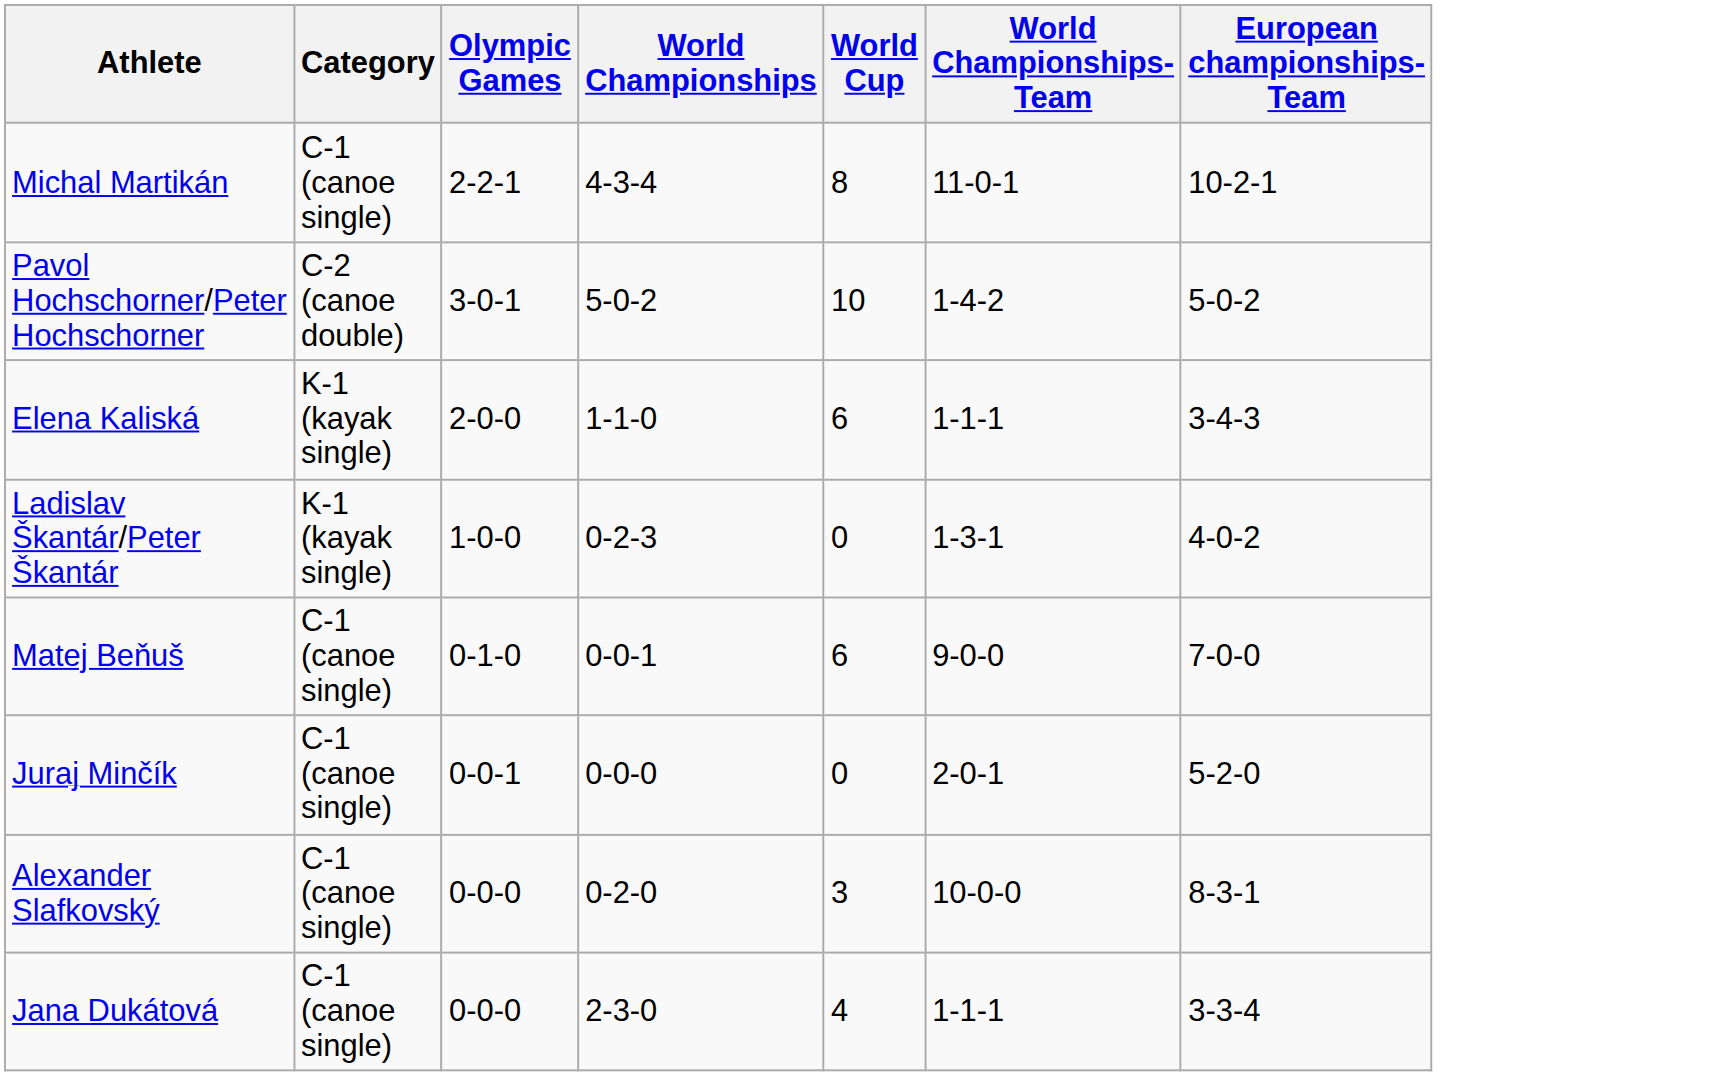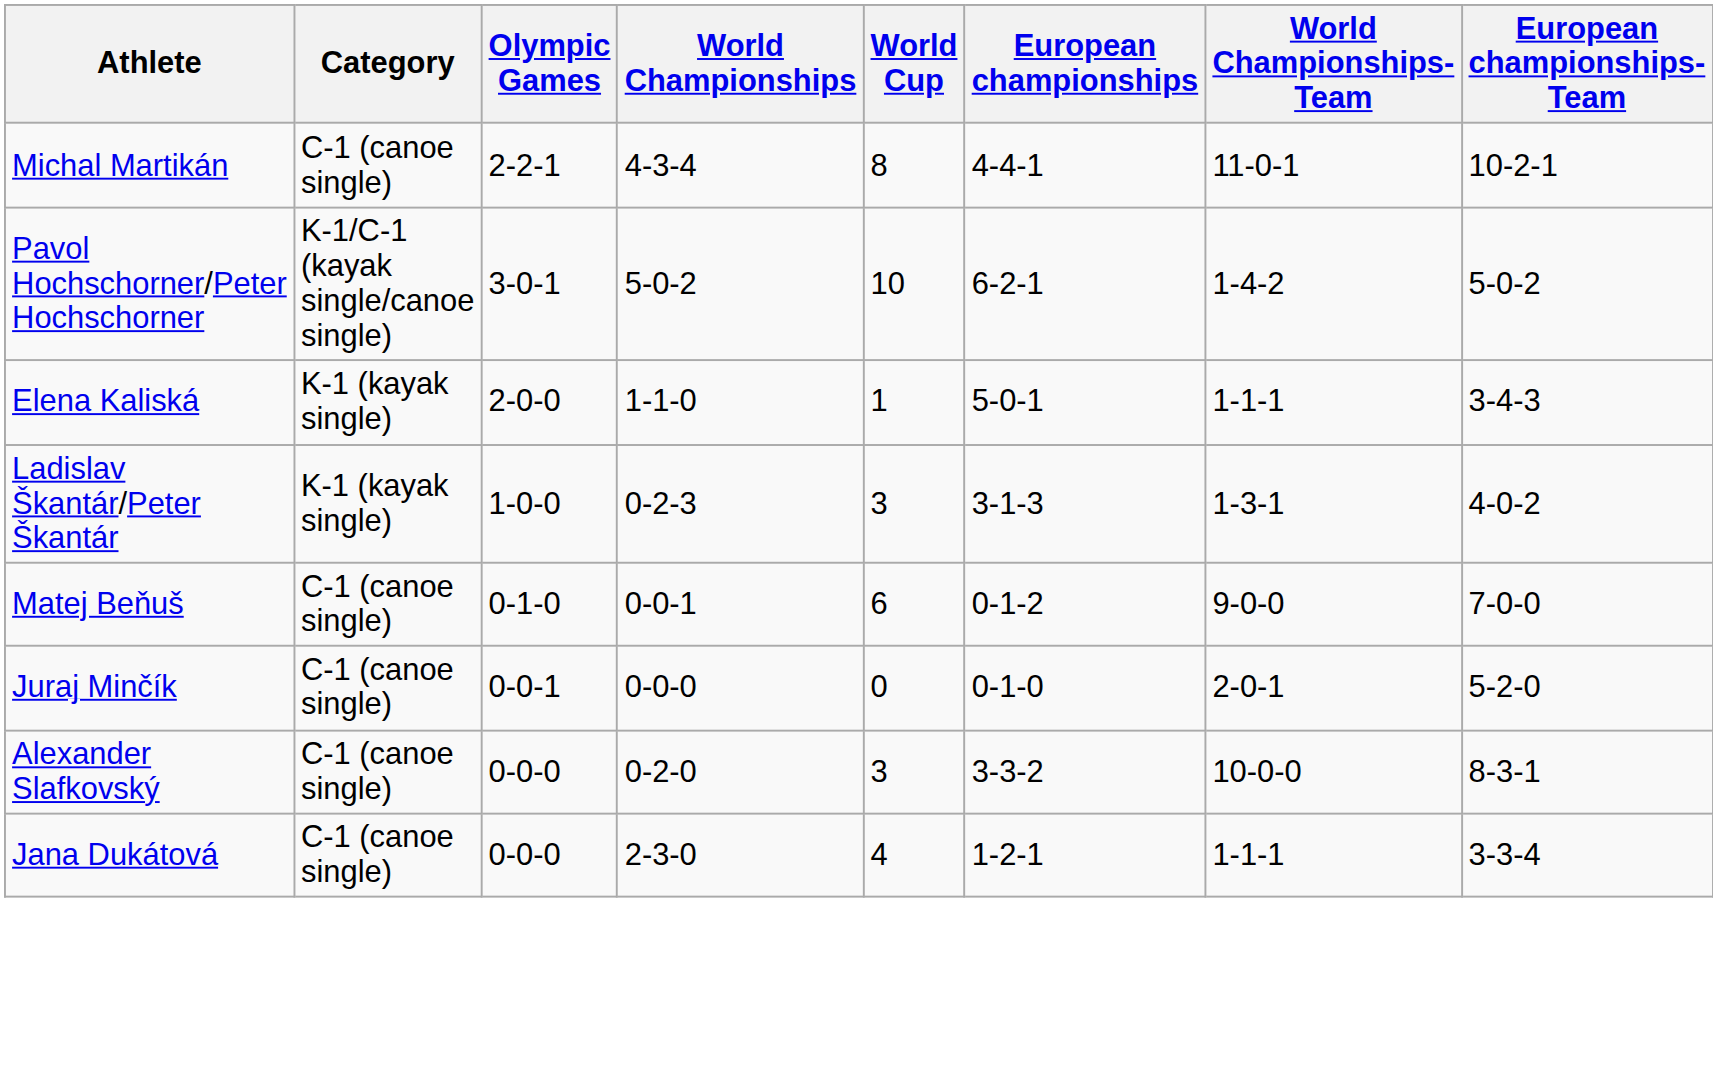+ column: (1085, 63)
(352, 300) C-2 (canoe double) -> (388, 283) K-1/C-1 (kayak single/canoe single)
(840, 419) 6 -> (879, 401) 1
(840, 537) 0 -> (879, 502) 3
